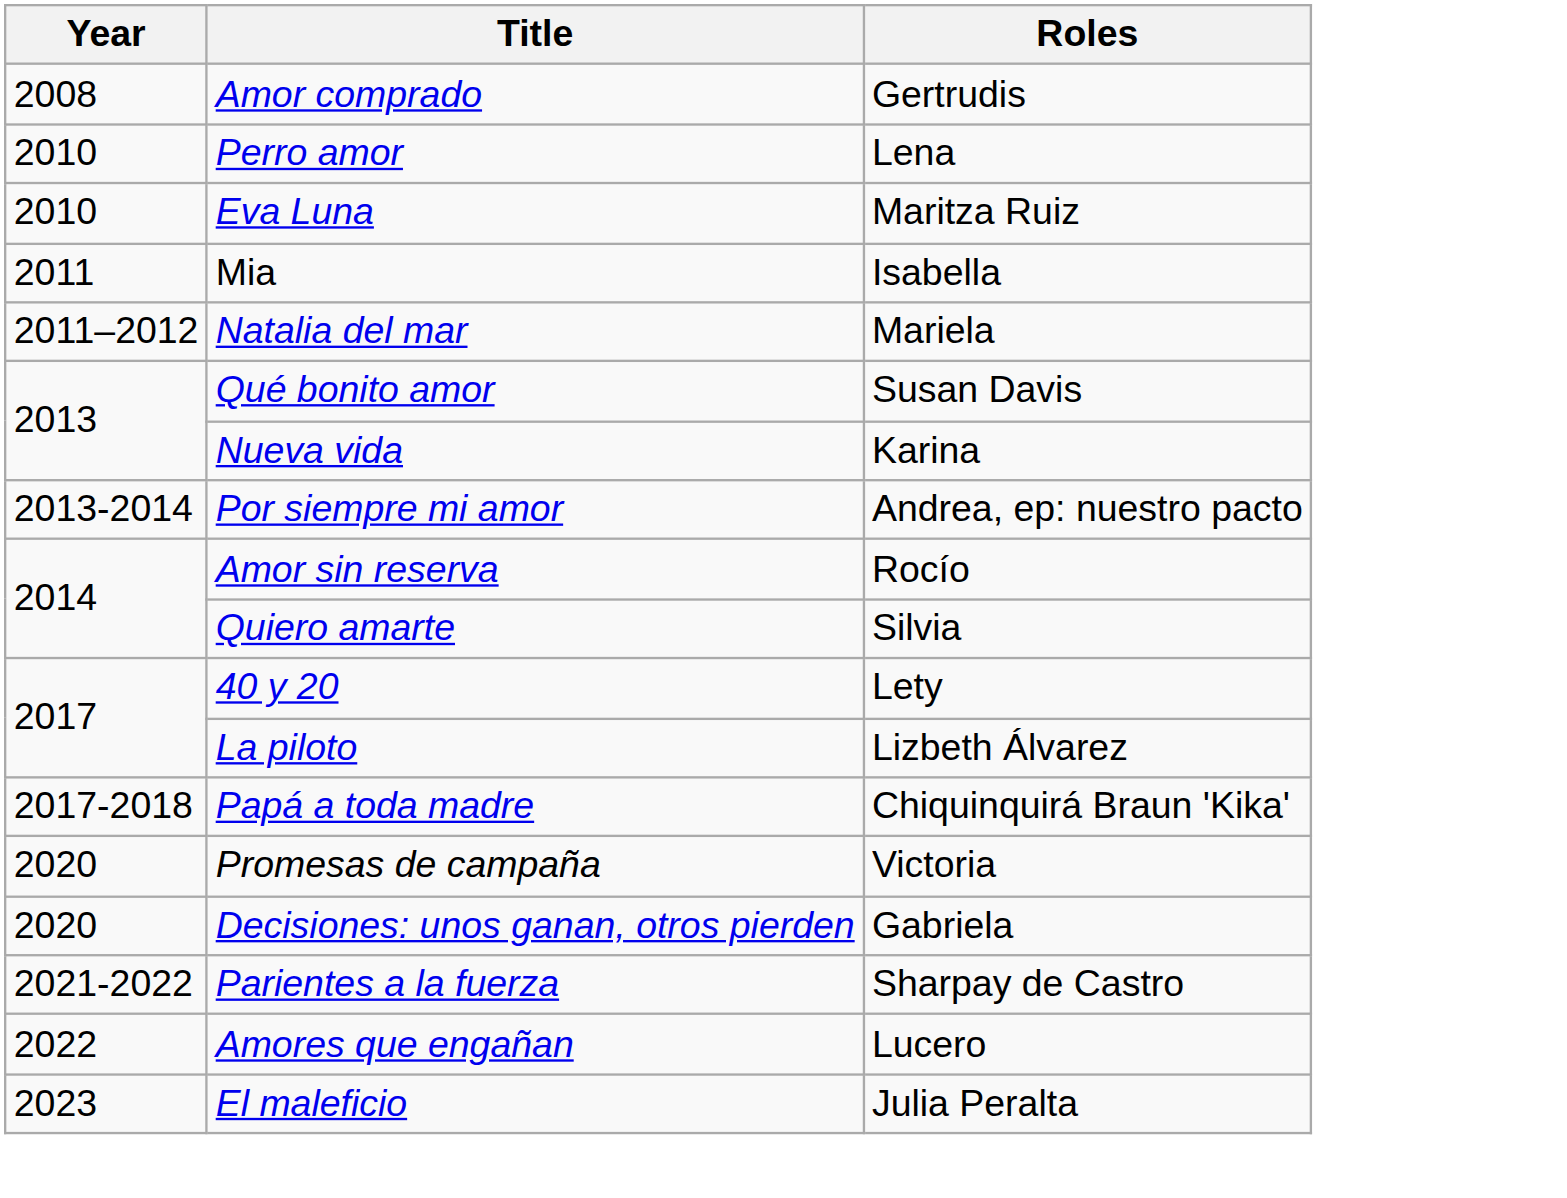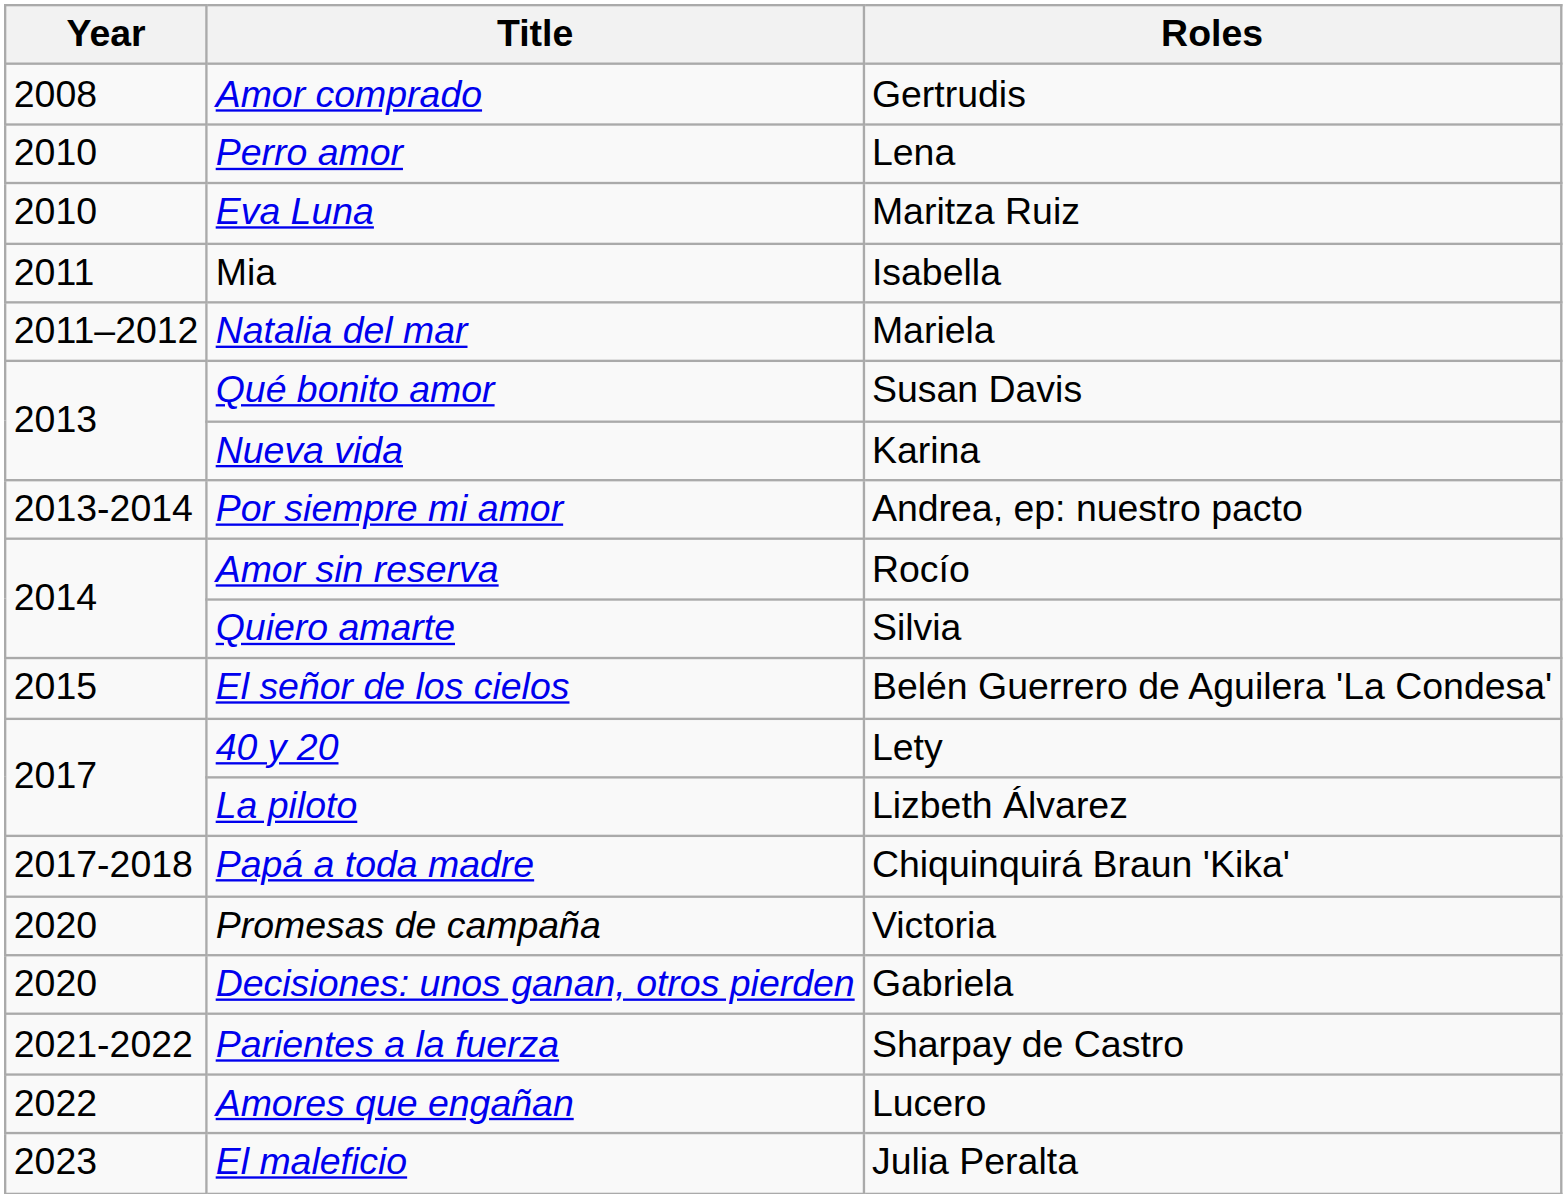+ row: (393, 687)
